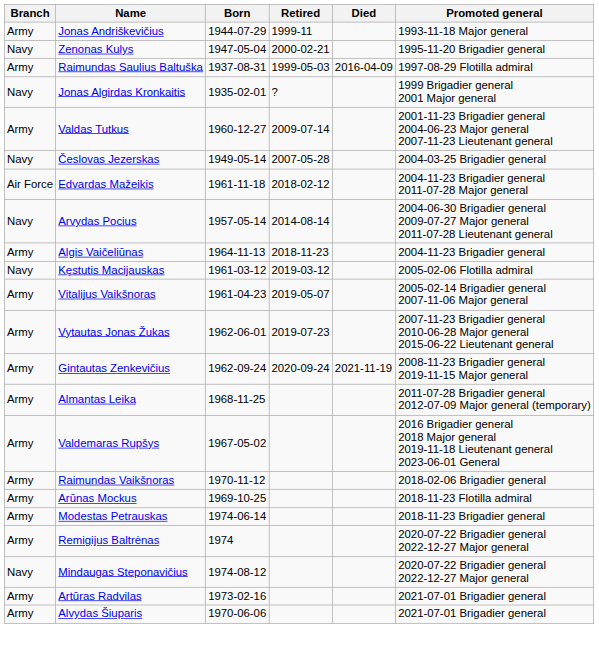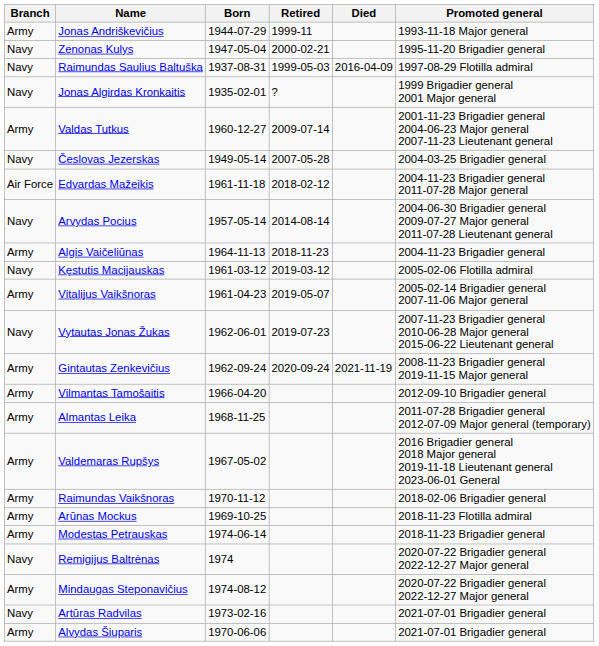(20, 67) Army -> (20, 67) Navy
(20, 331) Army -> (20, 331) Navy
+ row: (111, 393)
(20, 541) Army -> (20, 559) Navy
(20, 571) Navy -> (20, 589) Army
(20, 596) Army -> (20, 614) Navy
